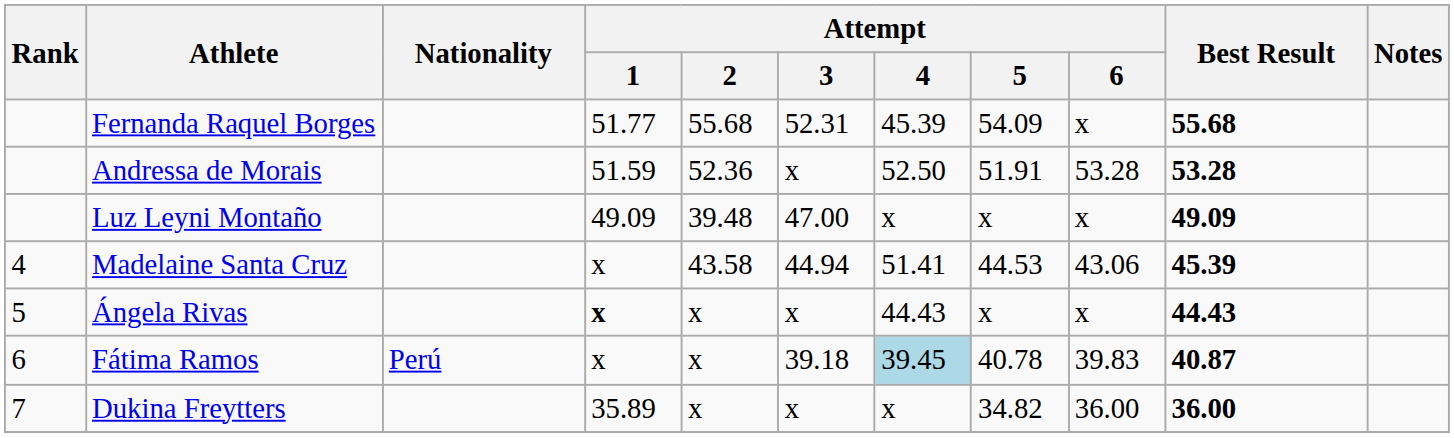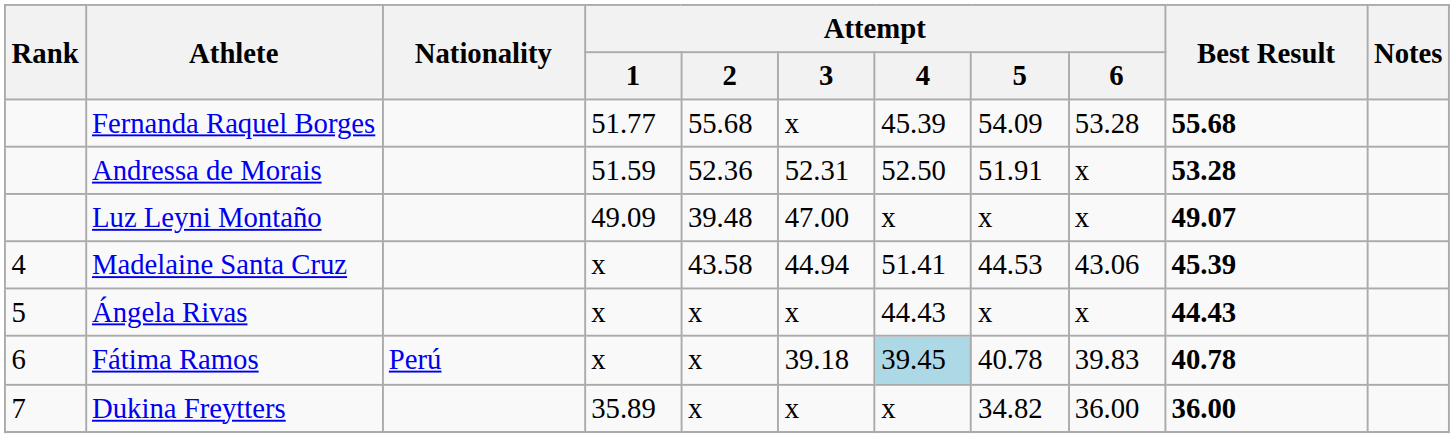(817, 123) 52.31 -> (792, 123) x
(1082, 123) x -> (1107, 123) 53.28
(792, 170) x -> (817, 170) 52.31
(1107, 170) 53.28 -> (1082, 170) x
(1204, 217) 49.09 -> (1204, 217) 49.07
(598, 312) bold -> (598, 312) normal
(1204, 359) 40.87 -> (1204, 359) 40.78
